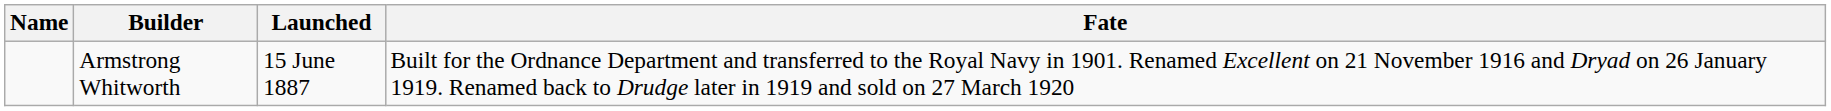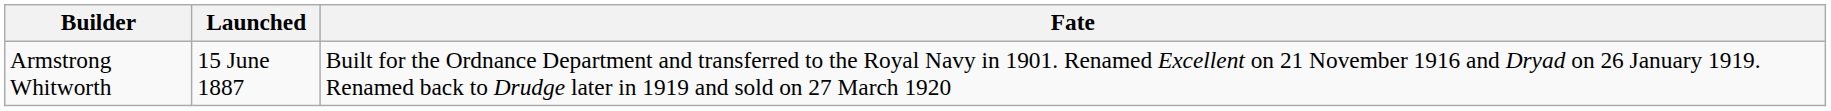- column: (39, 23)
